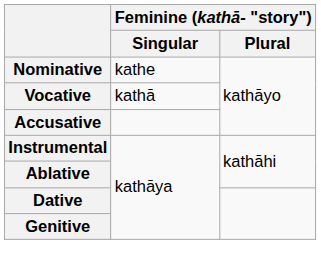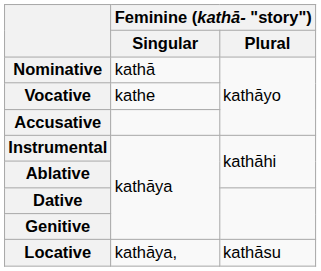(135, 69) kathe -> (135, 69) kathā
(135, 95) kathā -> (135, 95) kathe
+ row: (58, 252)
